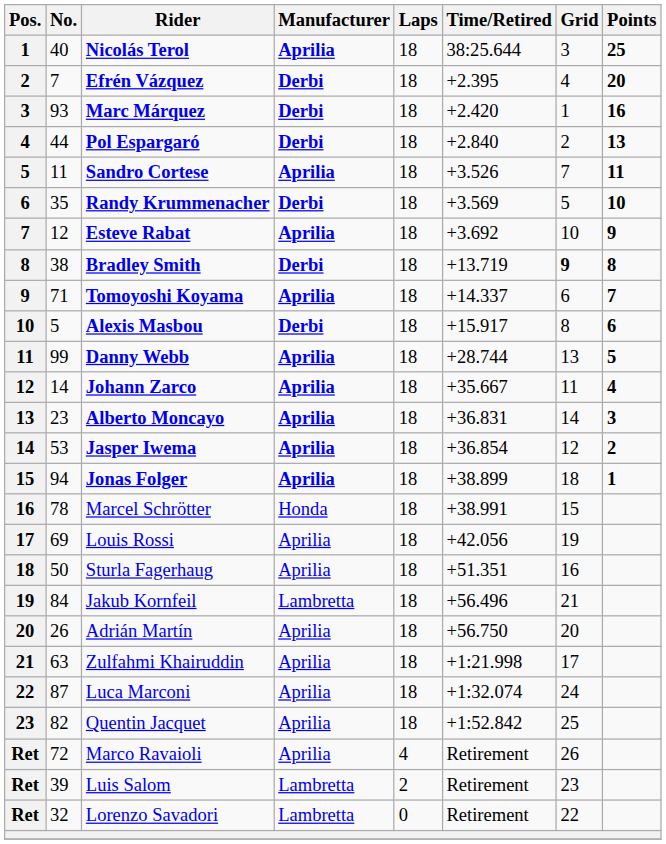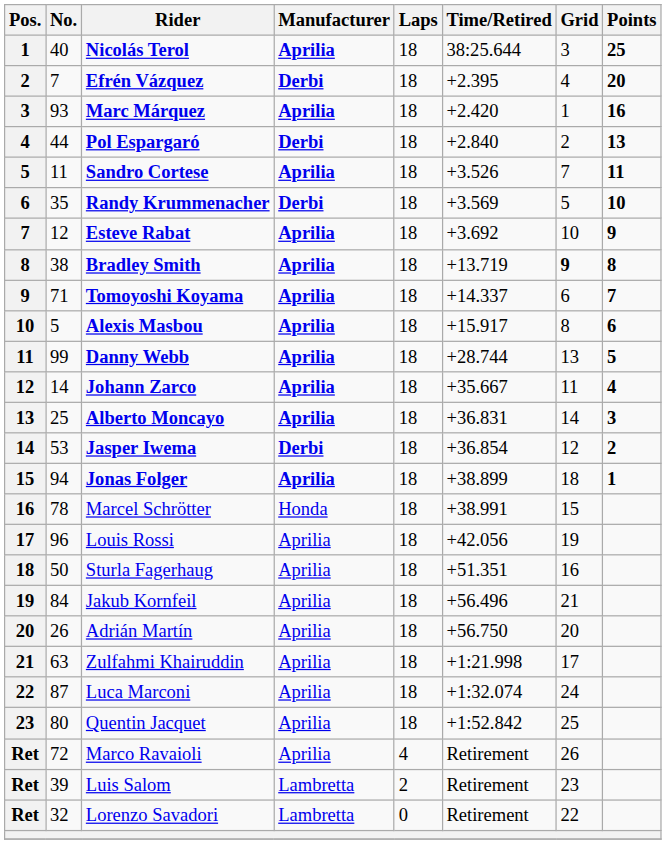(301, 111) Derbi -> (307, 111) Aprilia
(301, 264) Derbi -> (307, 264) Aprilia
(301, 325) Derbi -> (307, 325) Aprilia
(59, 417) 23 -> (59, 417) 25
(307, 448) Aprilia -> (301, 448) Derbi
(59, 539) 69 -> (59, 539) 96
(316, 600) Lambretta -> (304, 600) Aprilia
(59, 723) 82 -> (59, 723) 80
